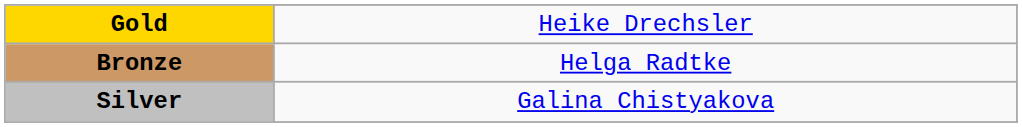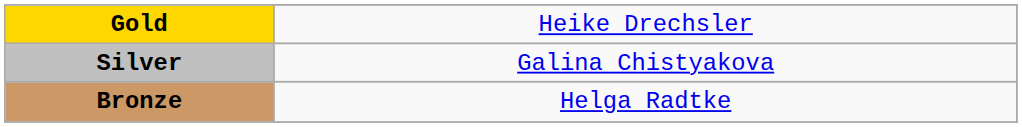rows swapped: (139, 102) <-> (139, 63)
